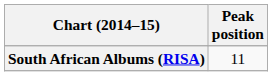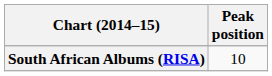(238, 58) 11 -> (238, 58) 10
